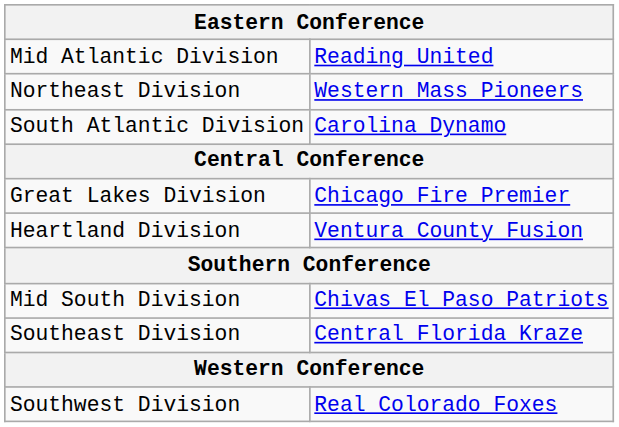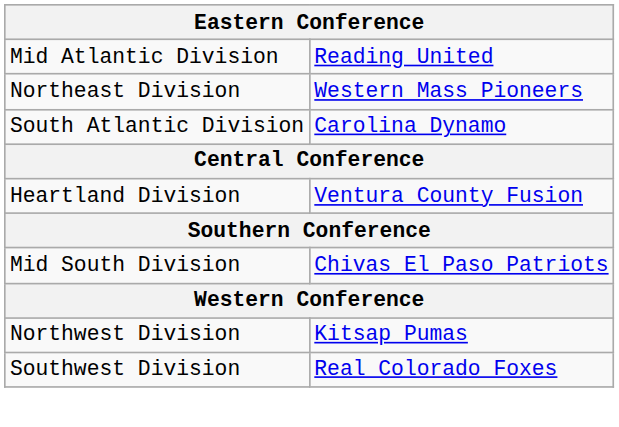- row: (138, 196)
- row: (125, 335)
+ row: (125, 335)
